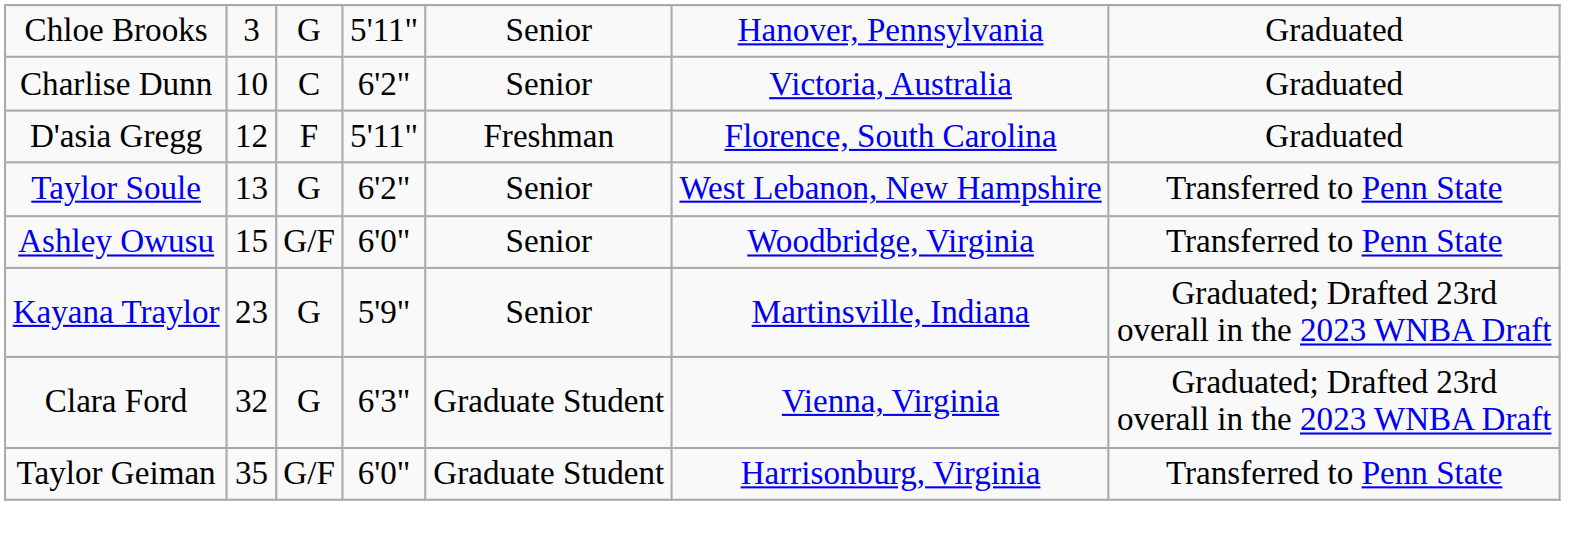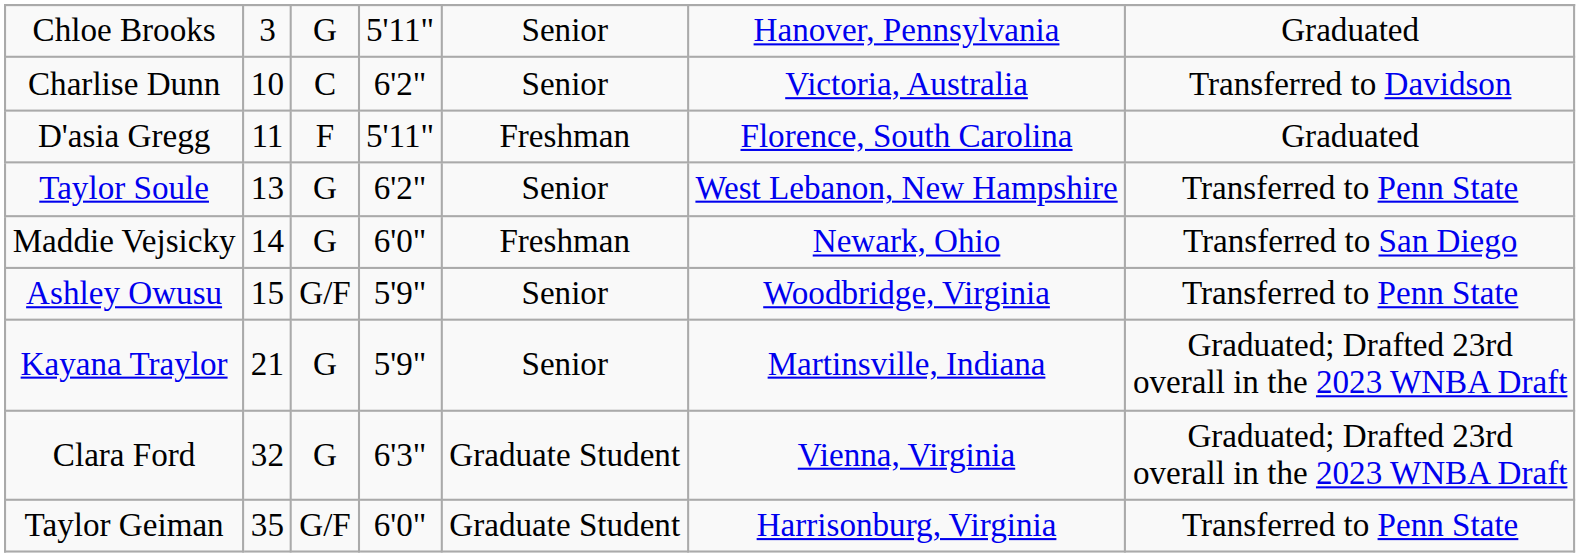(1334, 83) Graduated -> (1350, 83) Transferred to Davidson
(251, 135) 12 -> (267, 135) 11
+ row: (124, 240)
(384, 240) 6'0" -> (400, 293) 5'9"
(251, 312) 23 -> (267, 364) 21
